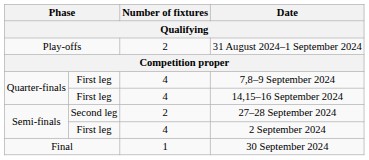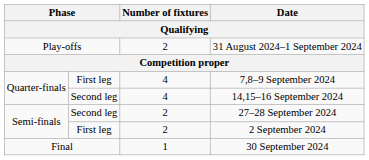(94, 96) First leg -> (94, 96) Second leg
(165, 130) 4 -> (165, 130) 2
